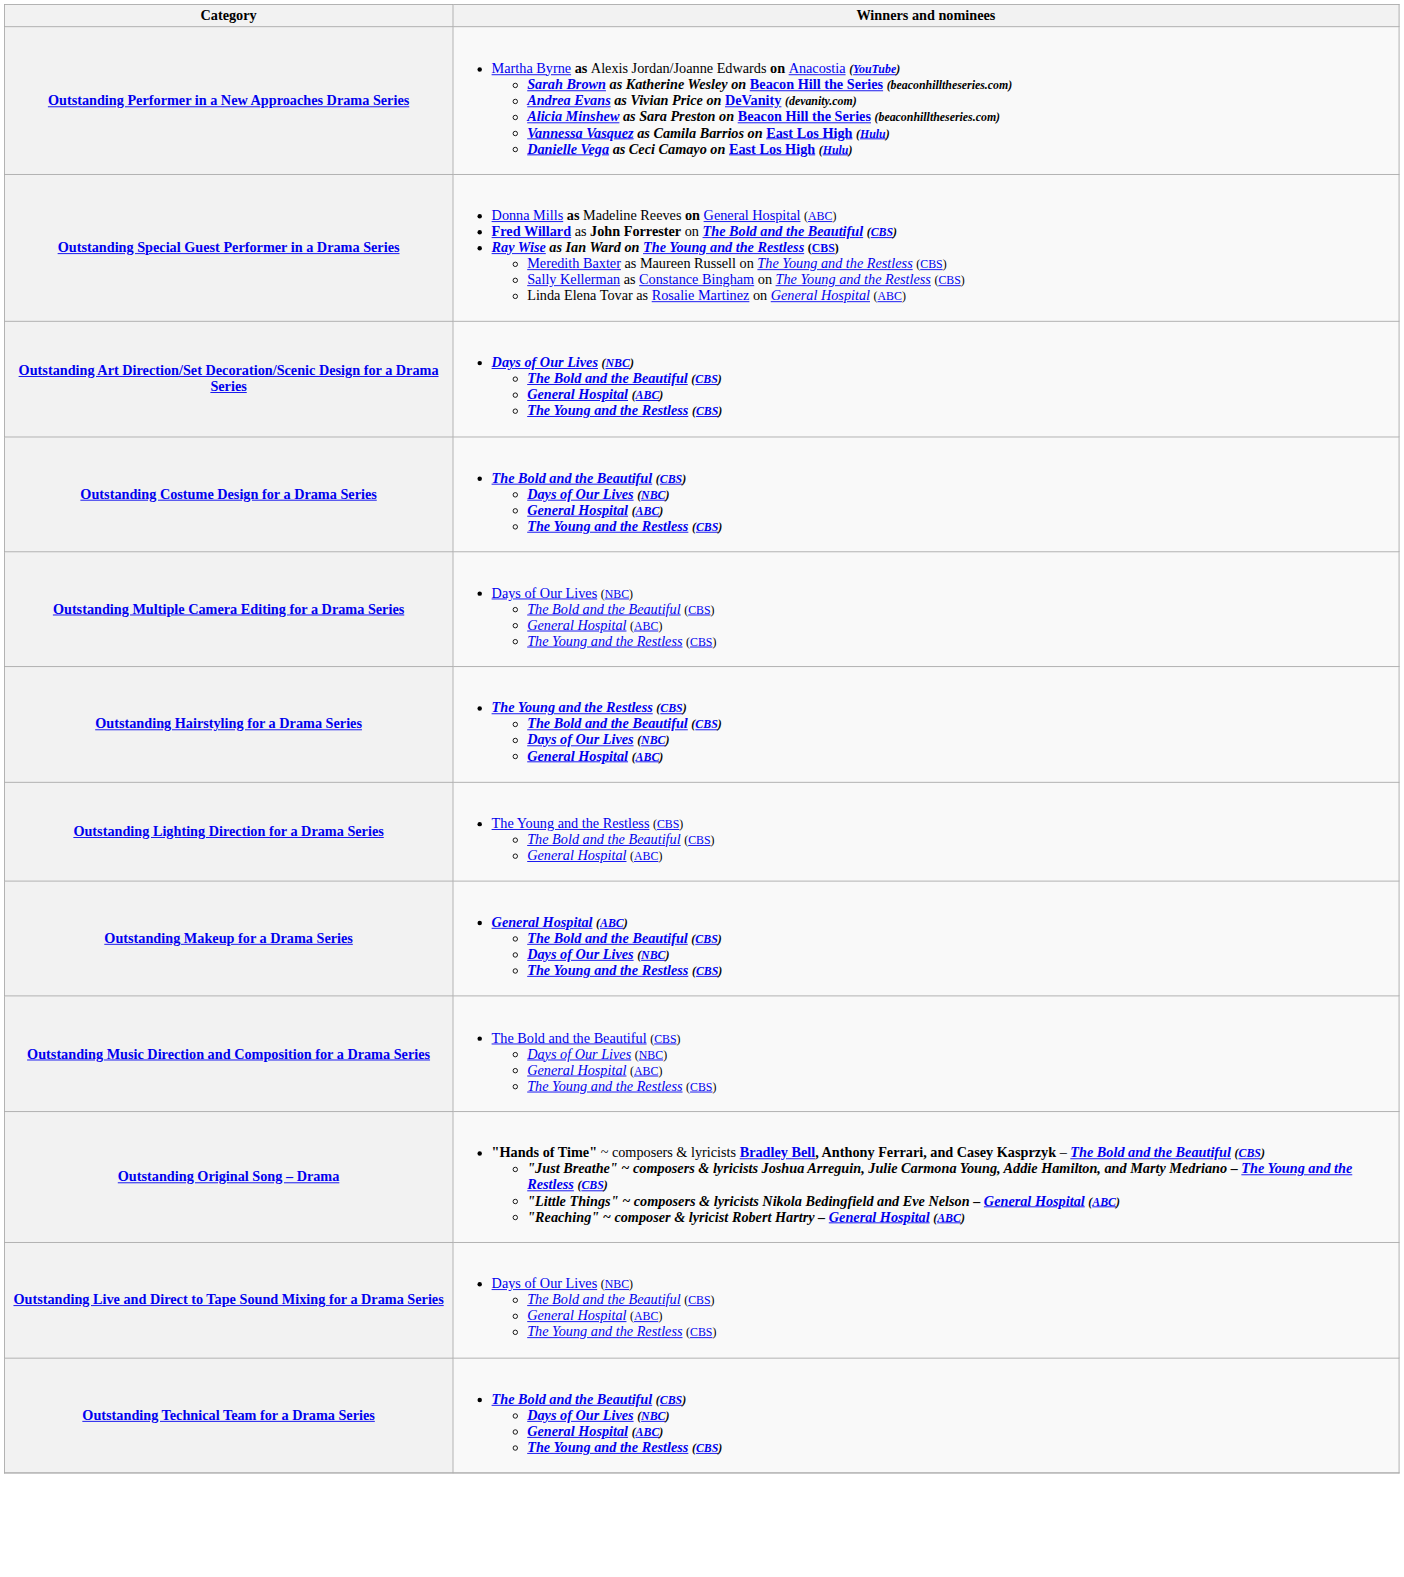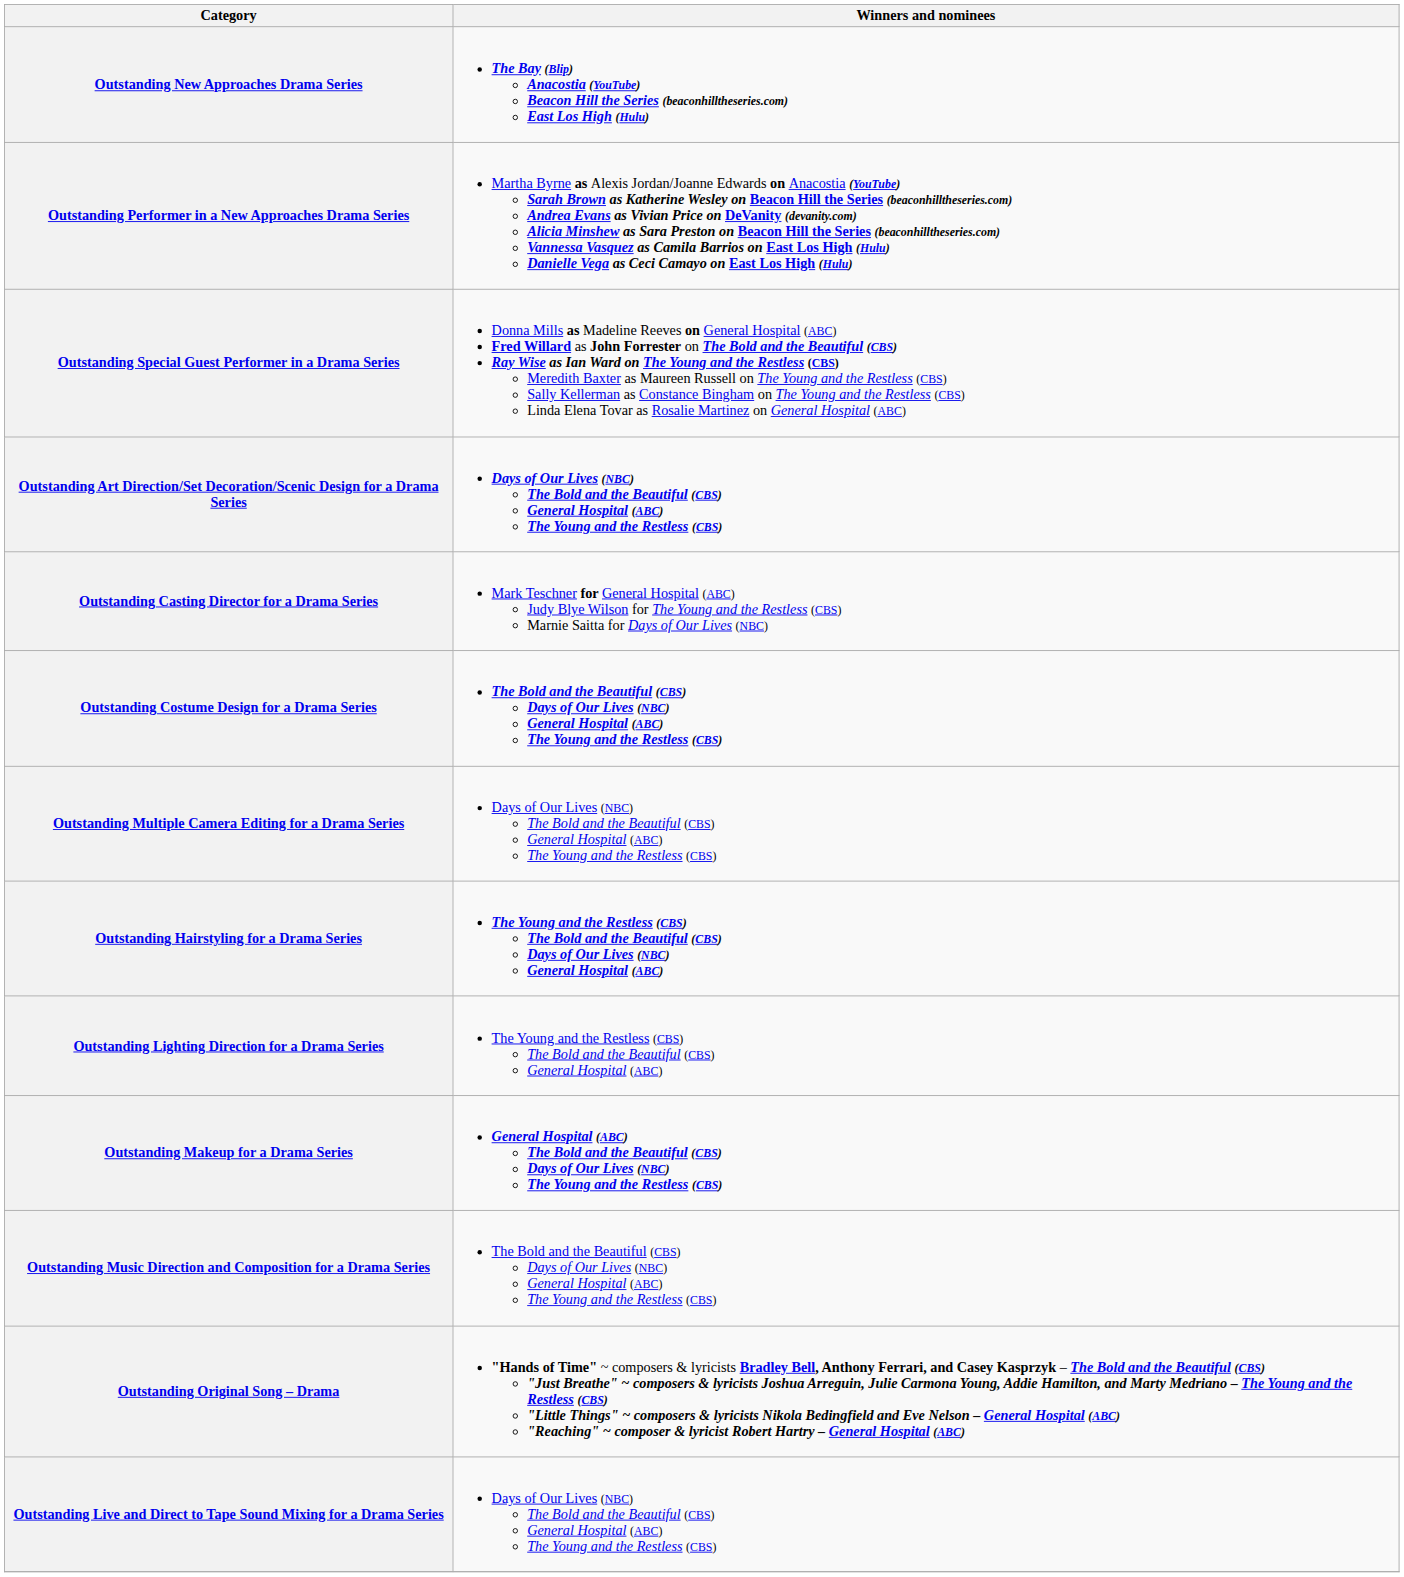+ row: (229, 84)
+ row: (229, 601)
- row: (229, 1415)
